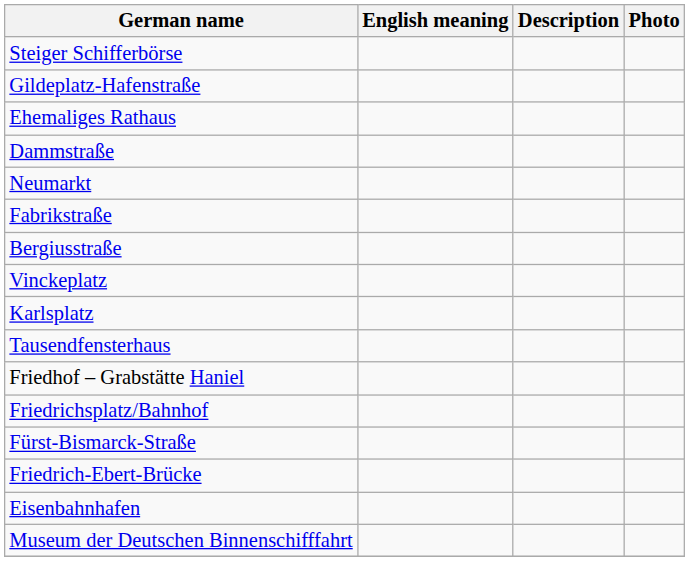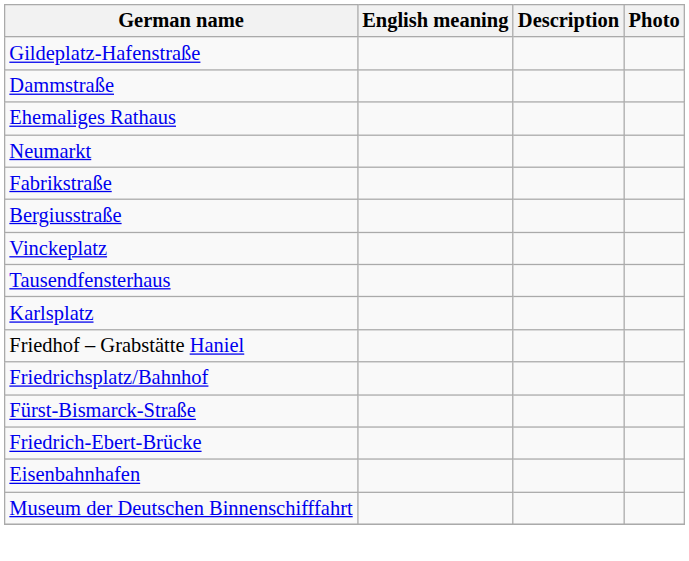- row: (96, 53)
rows swapped: (62, 150) <-> (93, 118)
rows swapped: (90, 345) <-> (51, 313)
